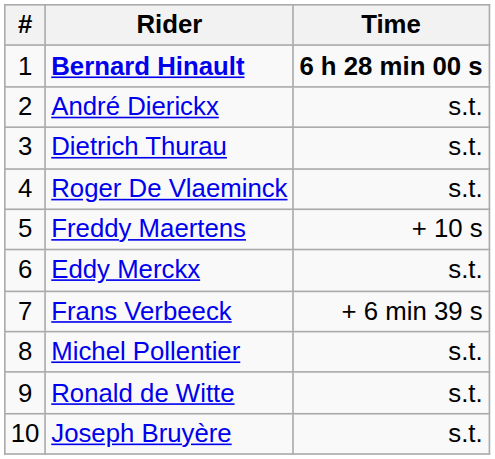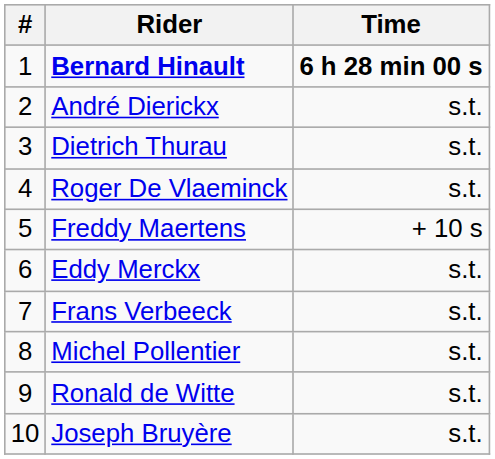(412, 310) + 6 min 39 s -> (465, 310) s.t.
